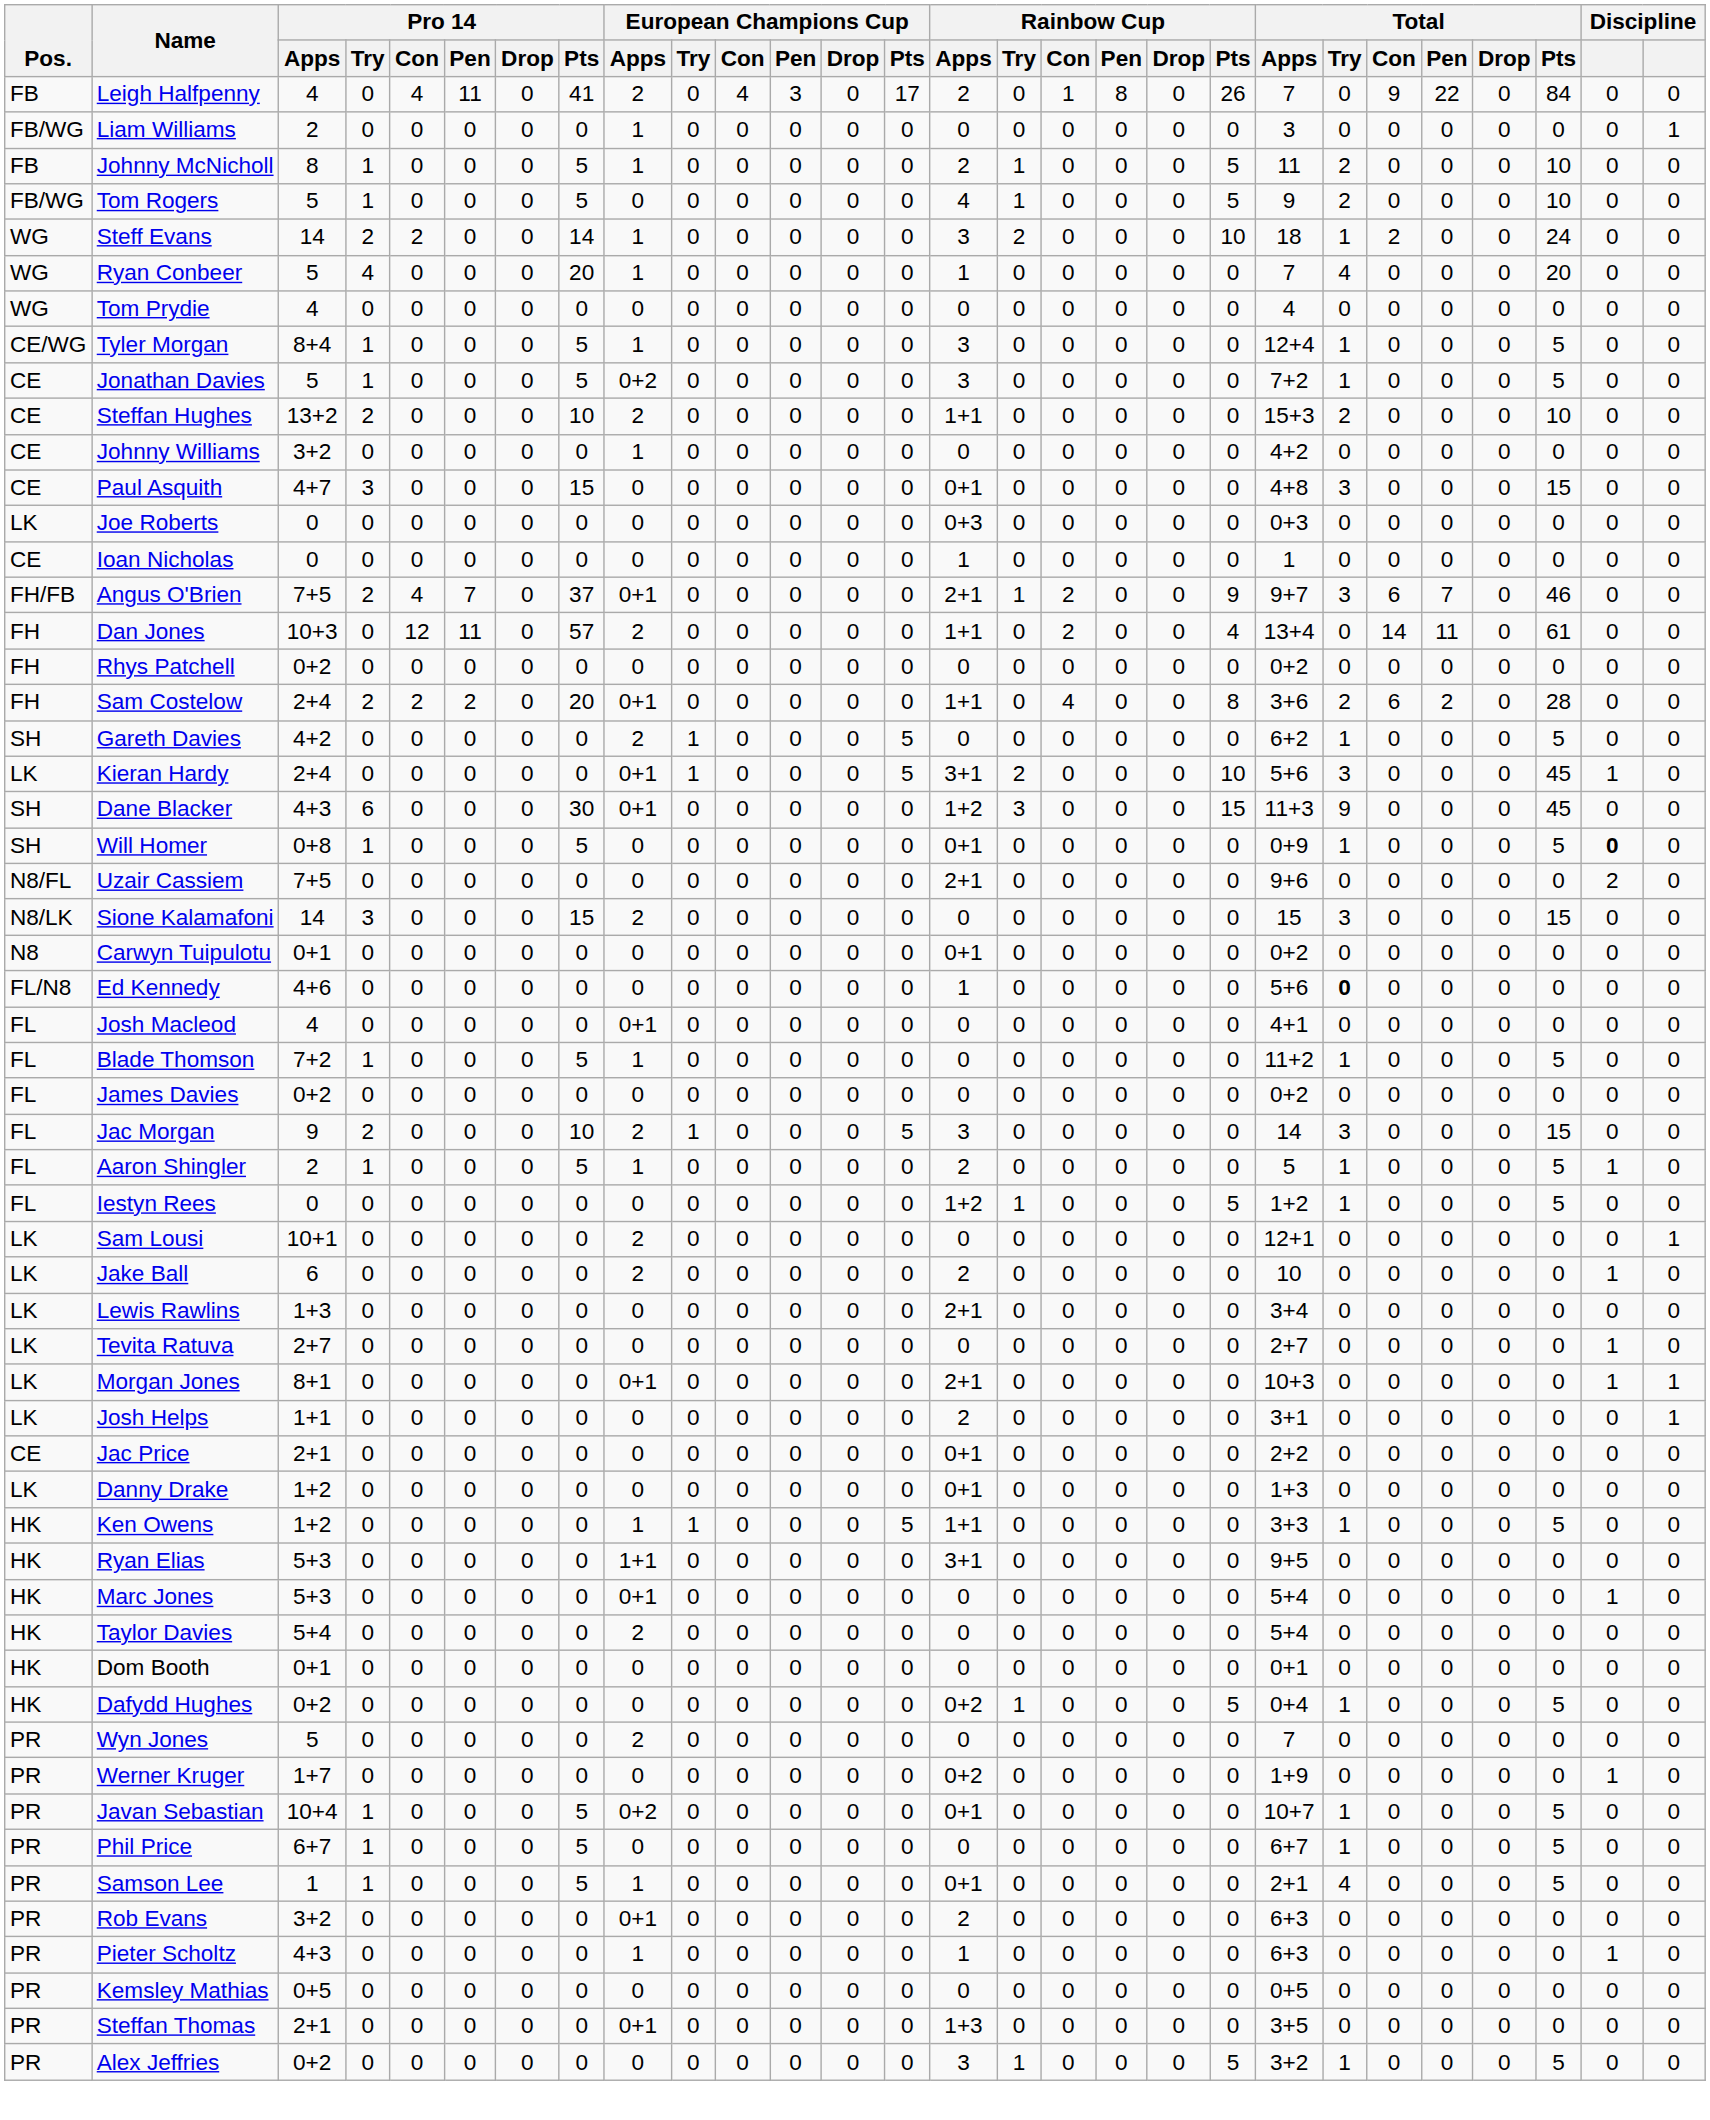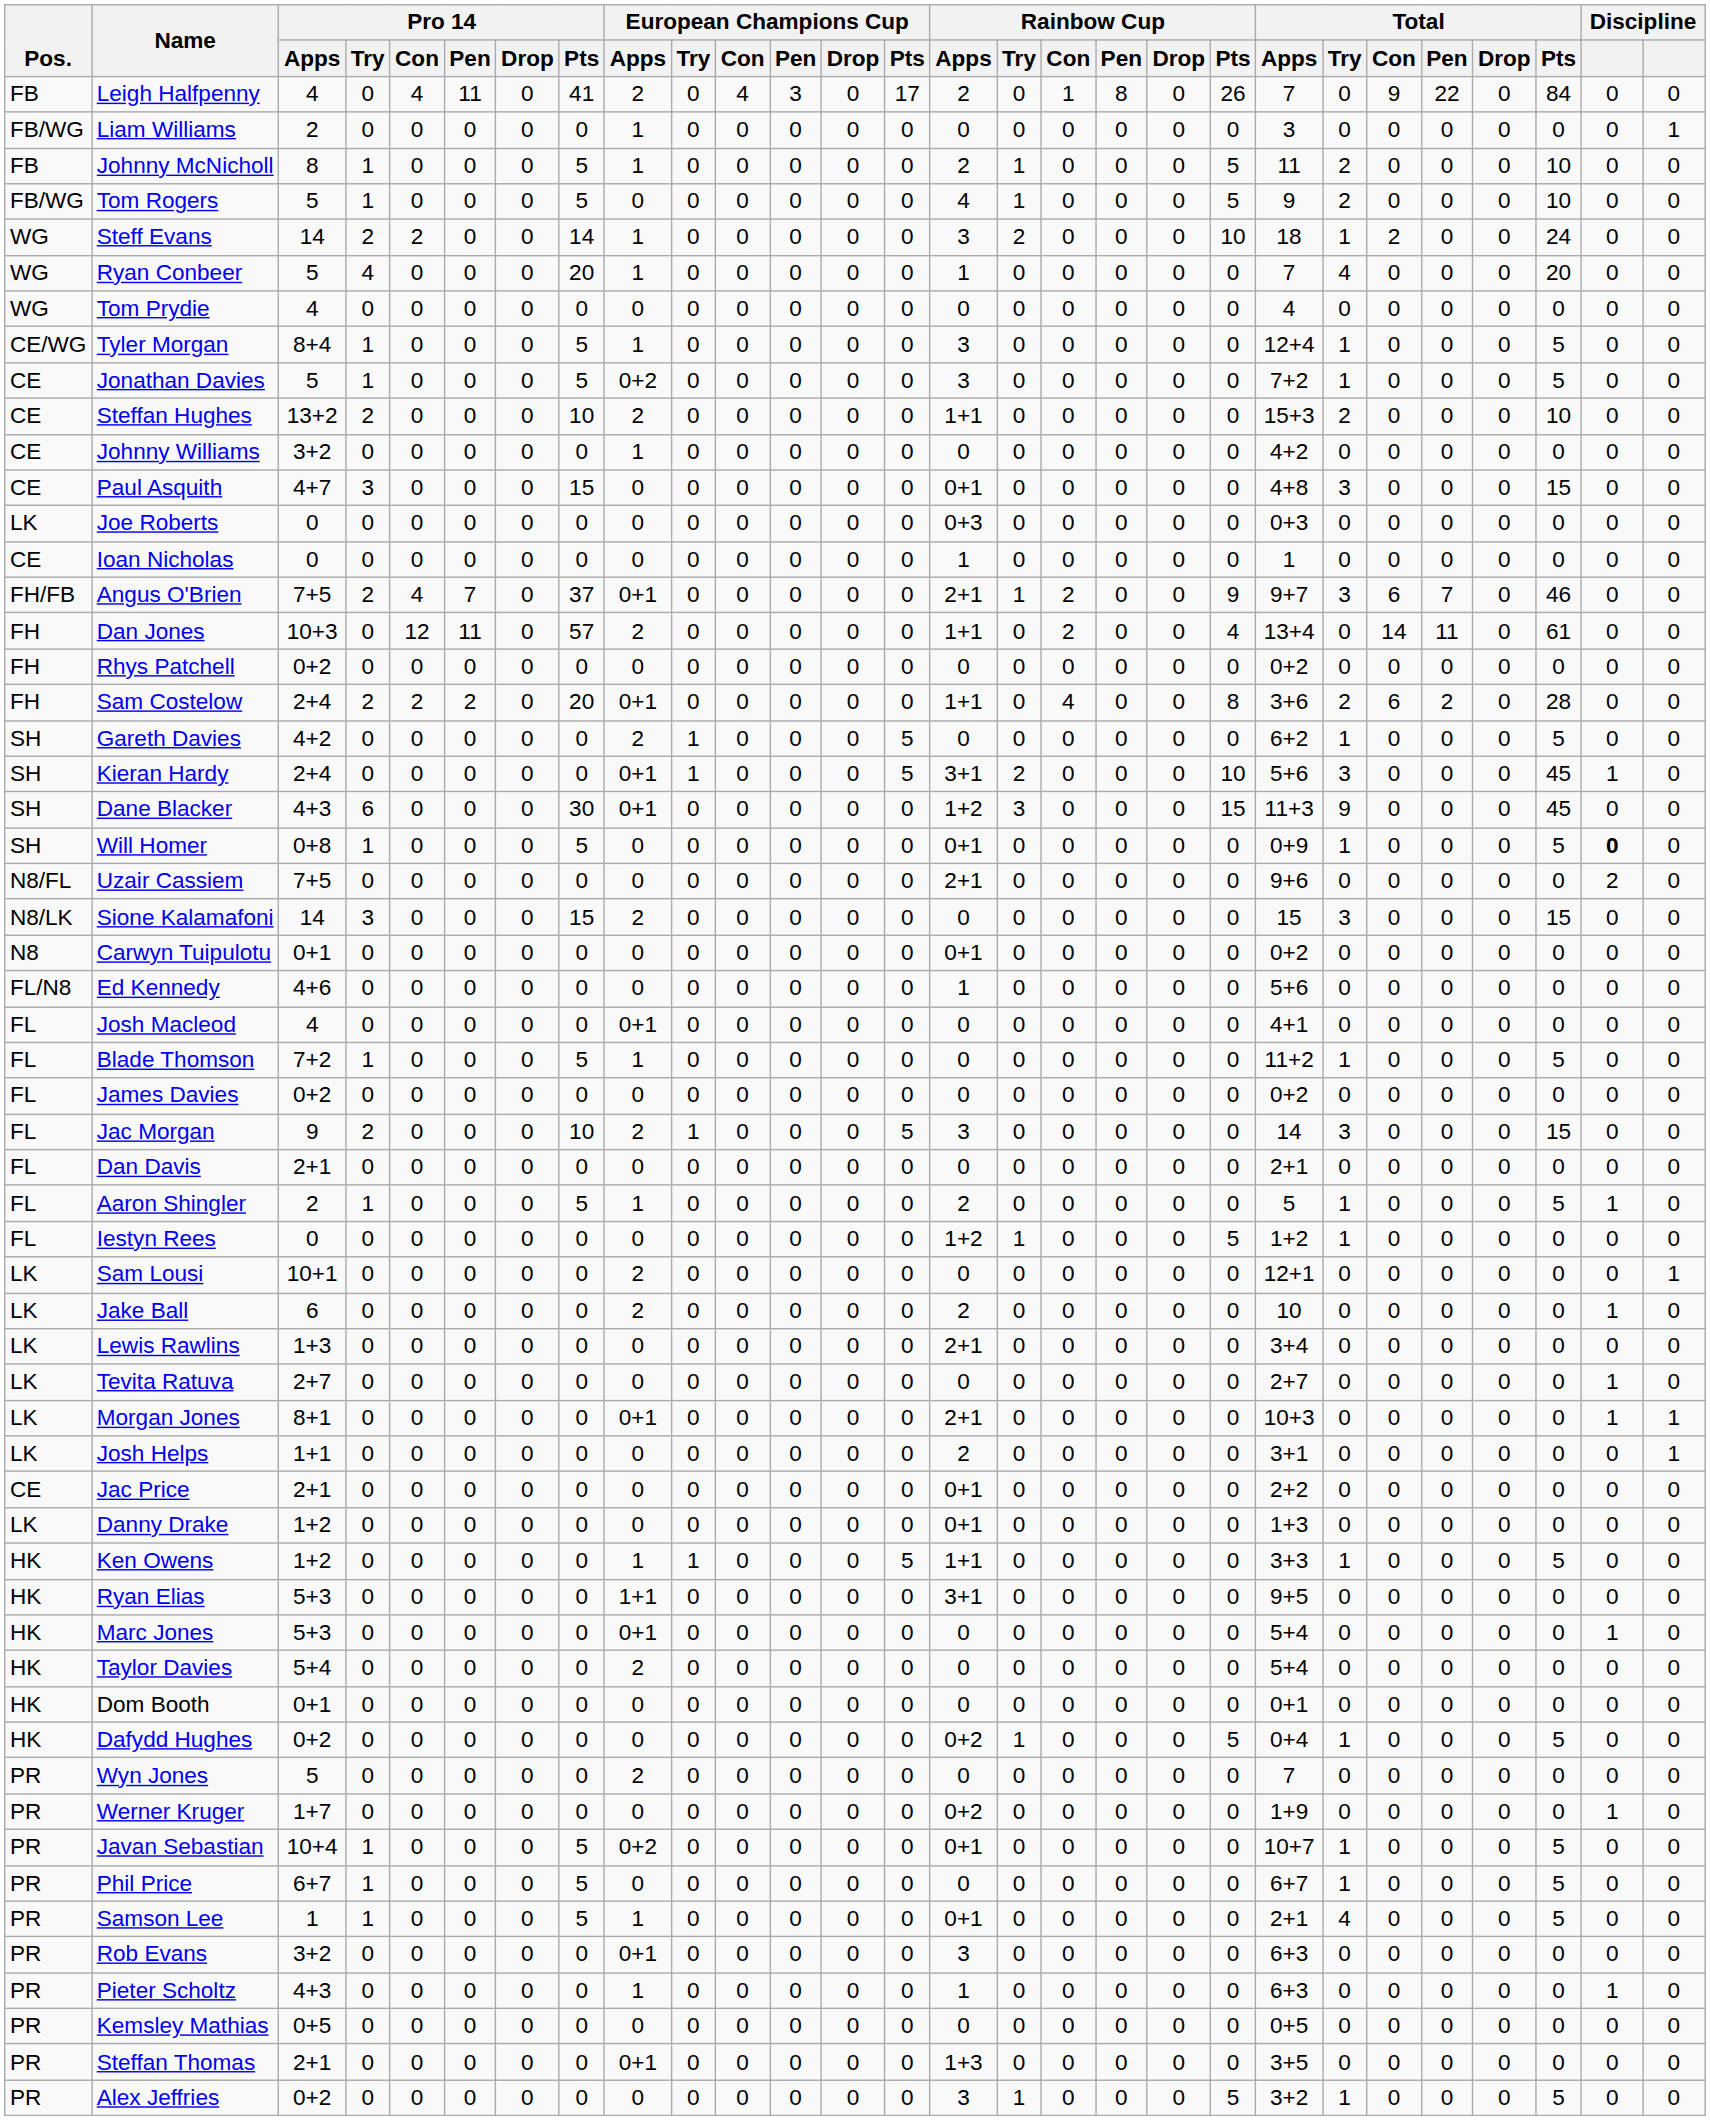(24, 773) LK -> (26, 773) SH
(1345, 988) bold -> (1345, 988) normal
+ row: (149, 1167)
(1559, 1203) 5 -> (1559, 1238) 0
(963, 1918) 2 -> (963, 1954) 3
